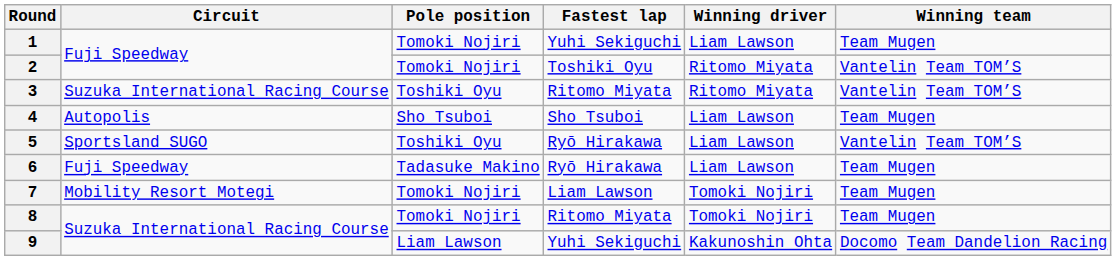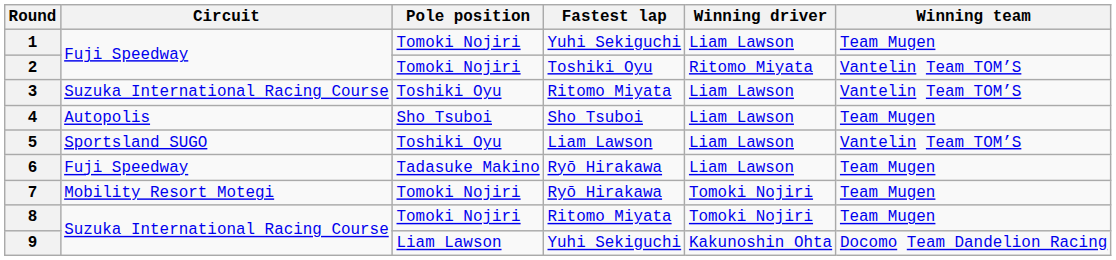(751, 92) Ritomo Miyata -> (741, 92) Liam Lawson
(605, 143) Ryō Hirakawa -> (600, 143) Liam Lawson
(600, 193) Liam Lawson -> (605, 193) Ryō Hirakawa
